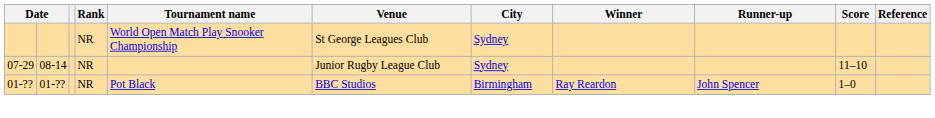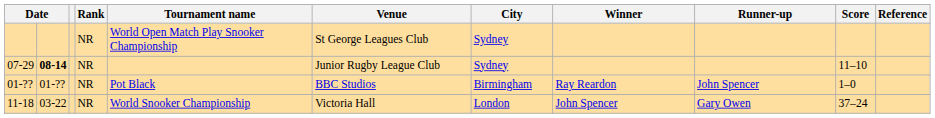(53, 65) normal -> (53, 65) bold
+ row: (20, 103)
